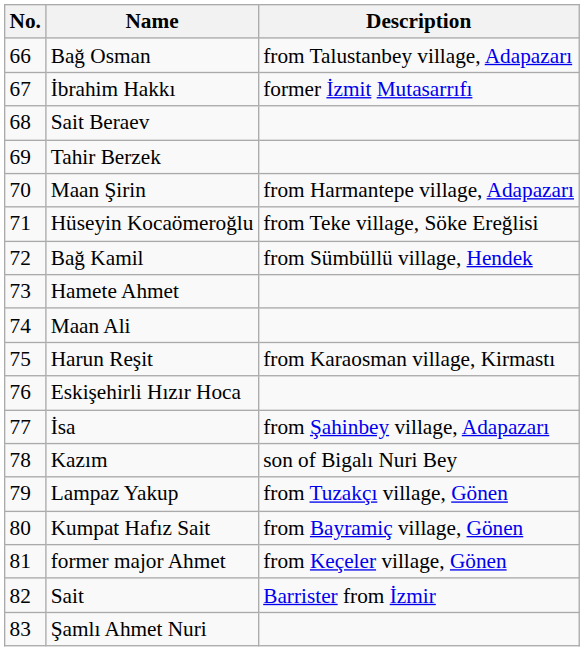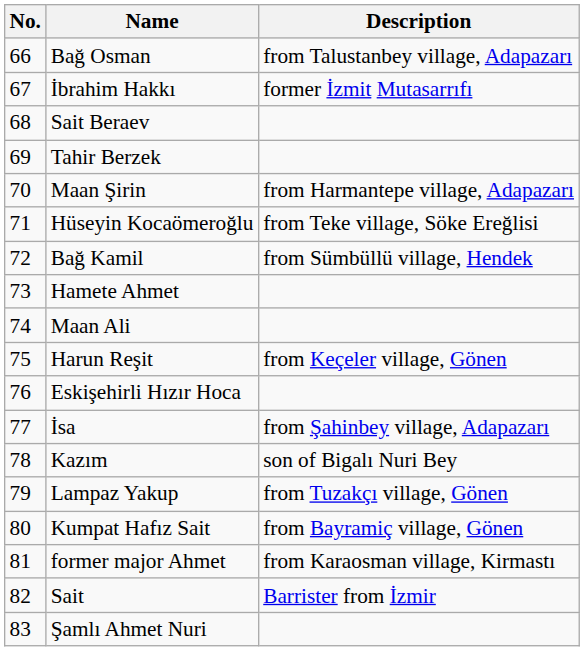(409, 358) from Karaosman village, Kirmastı -> (385, 358) from Keçeler village, Gönen
(385, 561) from Keçeler village, Gönen -> (409, 561) from Karaosman village, Kirmastı
